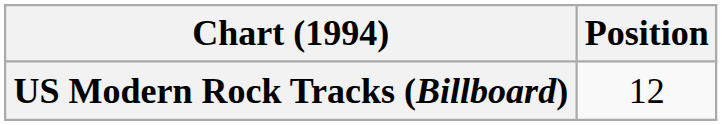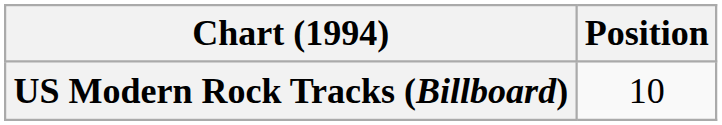(647, 90) 12 -> (647, 90) 10
